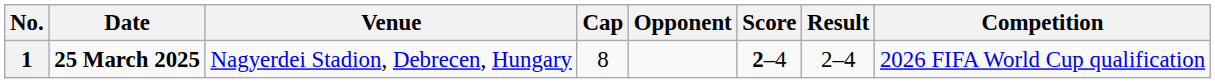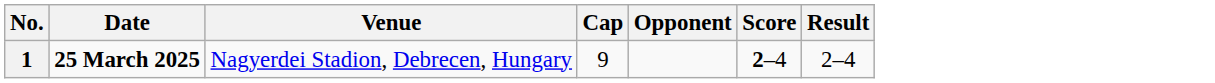- column: (1043, 22)
(603, 58) 8 -> (603, 58) 9
